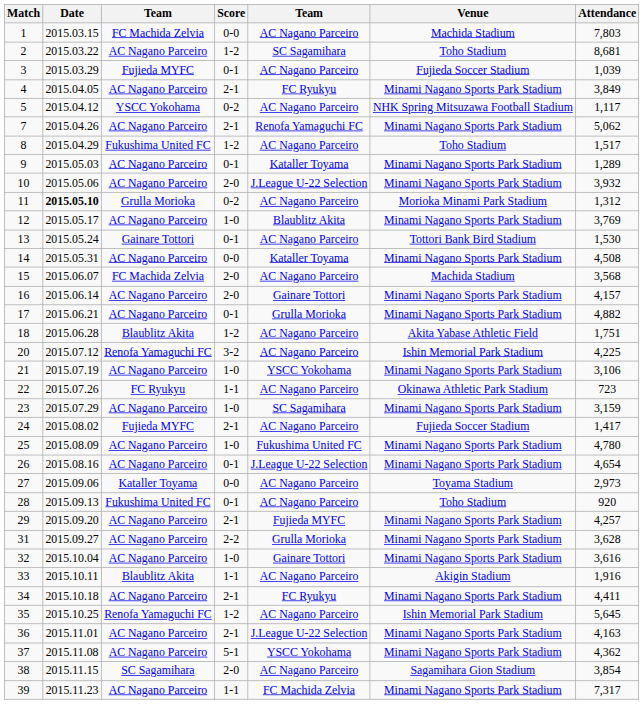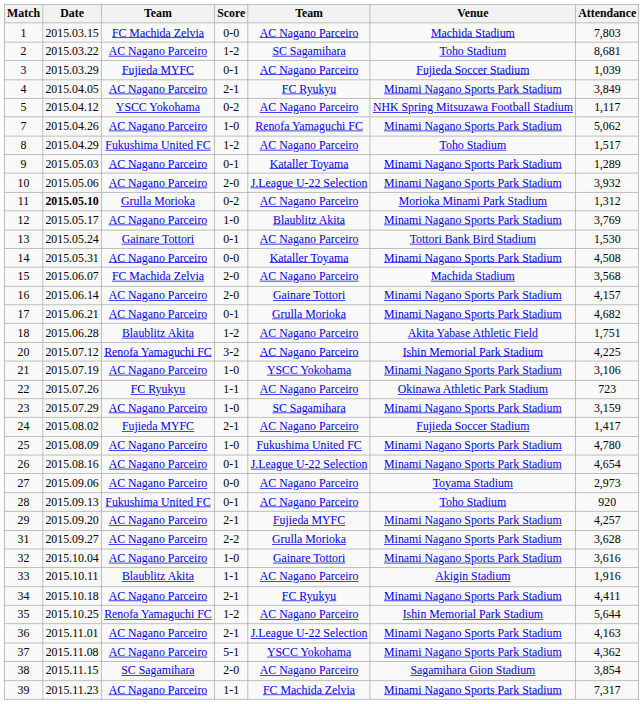(231, 126) 2-1 -> (231, 126) 1-0
(607, 314) 4,882 -> (607, 314) 4,682
(158, 483) Kataller Toyama -> (158, 483) AC Nagano Parceiro
(607, 614) 5,645 -> (607, 614) 5,644
